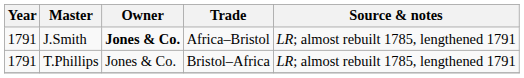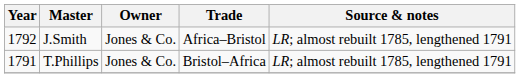(22, 38) 1791 -> (22, 38) 1792
(143, 38) bold -> (141, 38) normal
